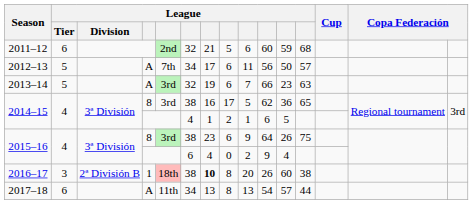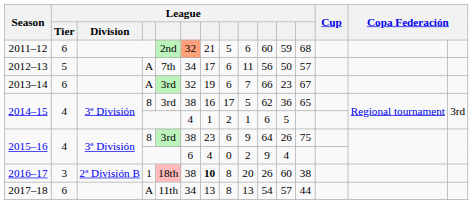(190, 48) no background -> (190, 48) lightsalmon background
(64, 84) 5 -> (64, 84) 6
(305, 84) 63 -> (305, 84) 67
